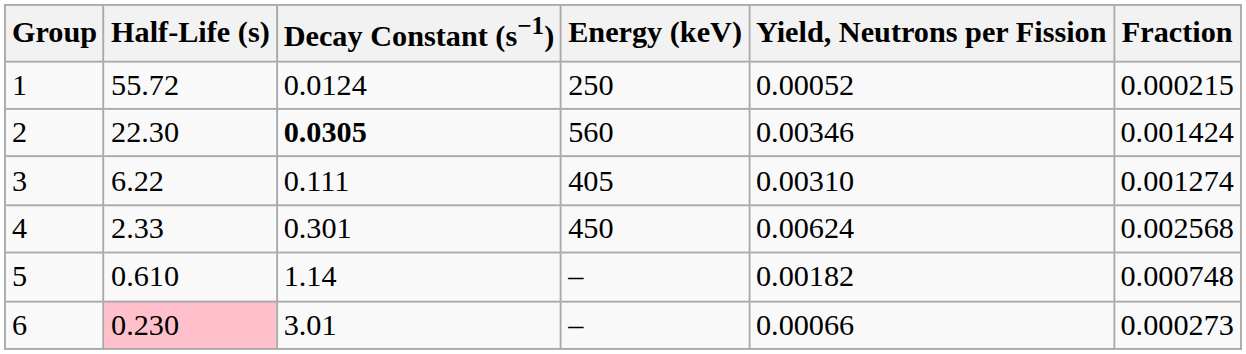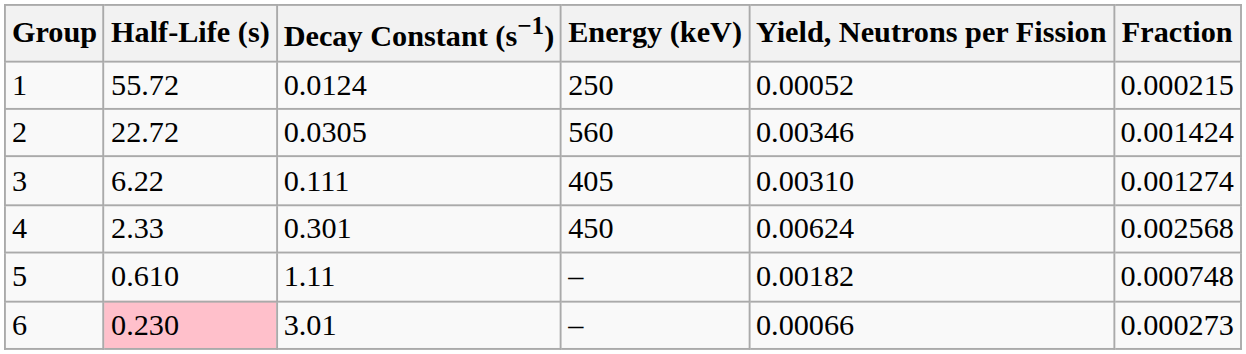(145, 132) 22.30 -> (145, 132) 22.72
(325, 132) bold -> (325, 132) normal
(310, 276) 1.14 -> (310, 276) 1.11
